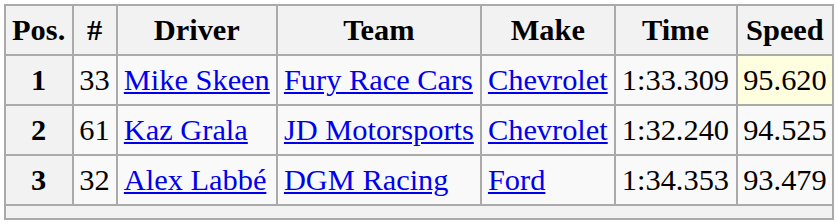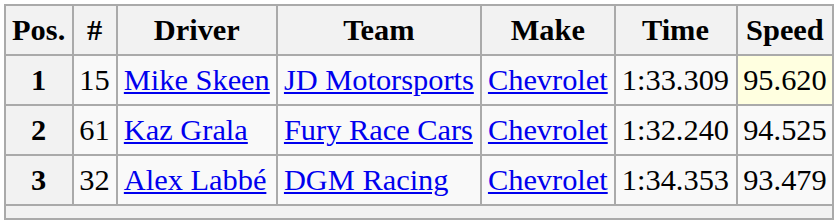(95, 79) 33 -> (95, 79) 15
(378, 79) Fury Race Cars -> (379, 79) JD Motorsports
(379, 130) JD Motorsports -> (378, 130) Fury Race Cars
(517, 180) Ford -> (548, 180) Chevrolet
